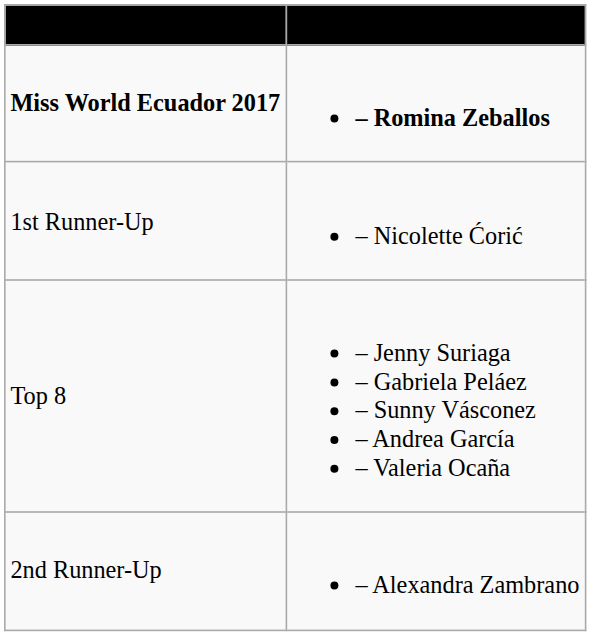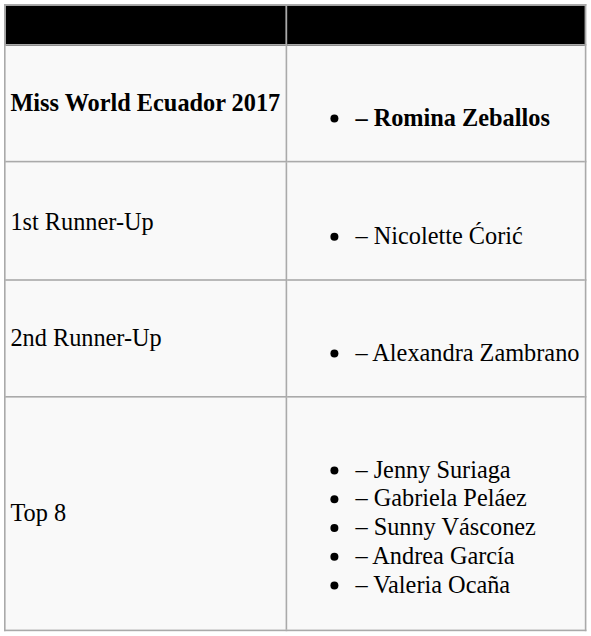rows swapped: (86, 570) <-> (38, 395)
